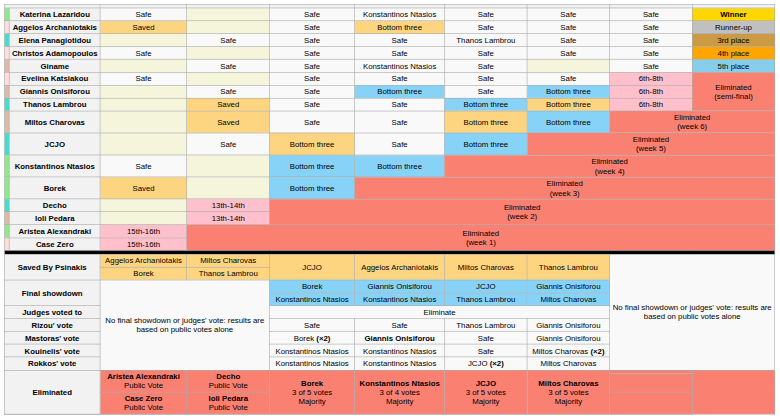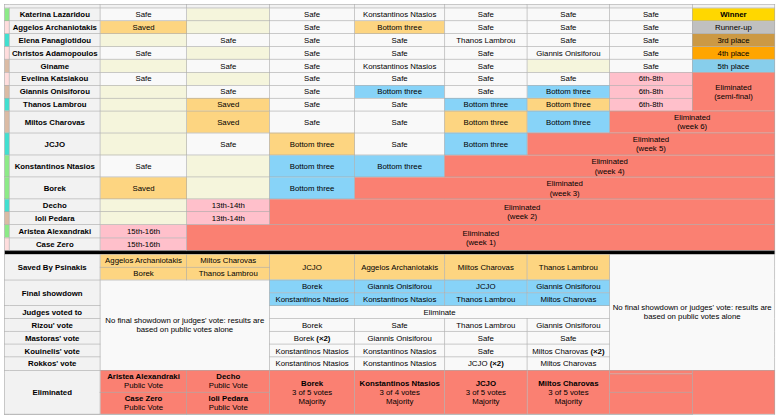(568, 53) Safe -> (568, 53) Giannis Onisiforou
(312, 325) Safe -> (312, 325) Borek
(400, 338) bold -> (400, 338) normal
(568, 338) Giannis Onisiforou -> (568, 338) Safe
